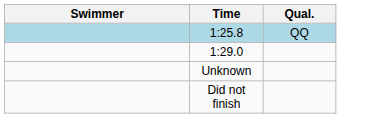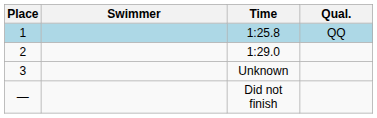+ column: (23, 14)
